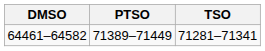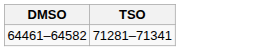- column: (132, 14)
